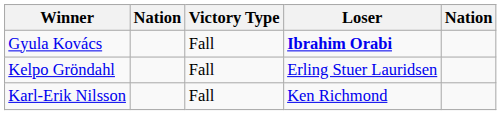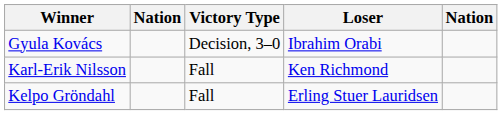(202, 43) Fall -> (235, 43) Decision, 3–0
(340, 43) bold -> (335, 43) normal
rows swapped: (67, 95) <-> (62, 69)
